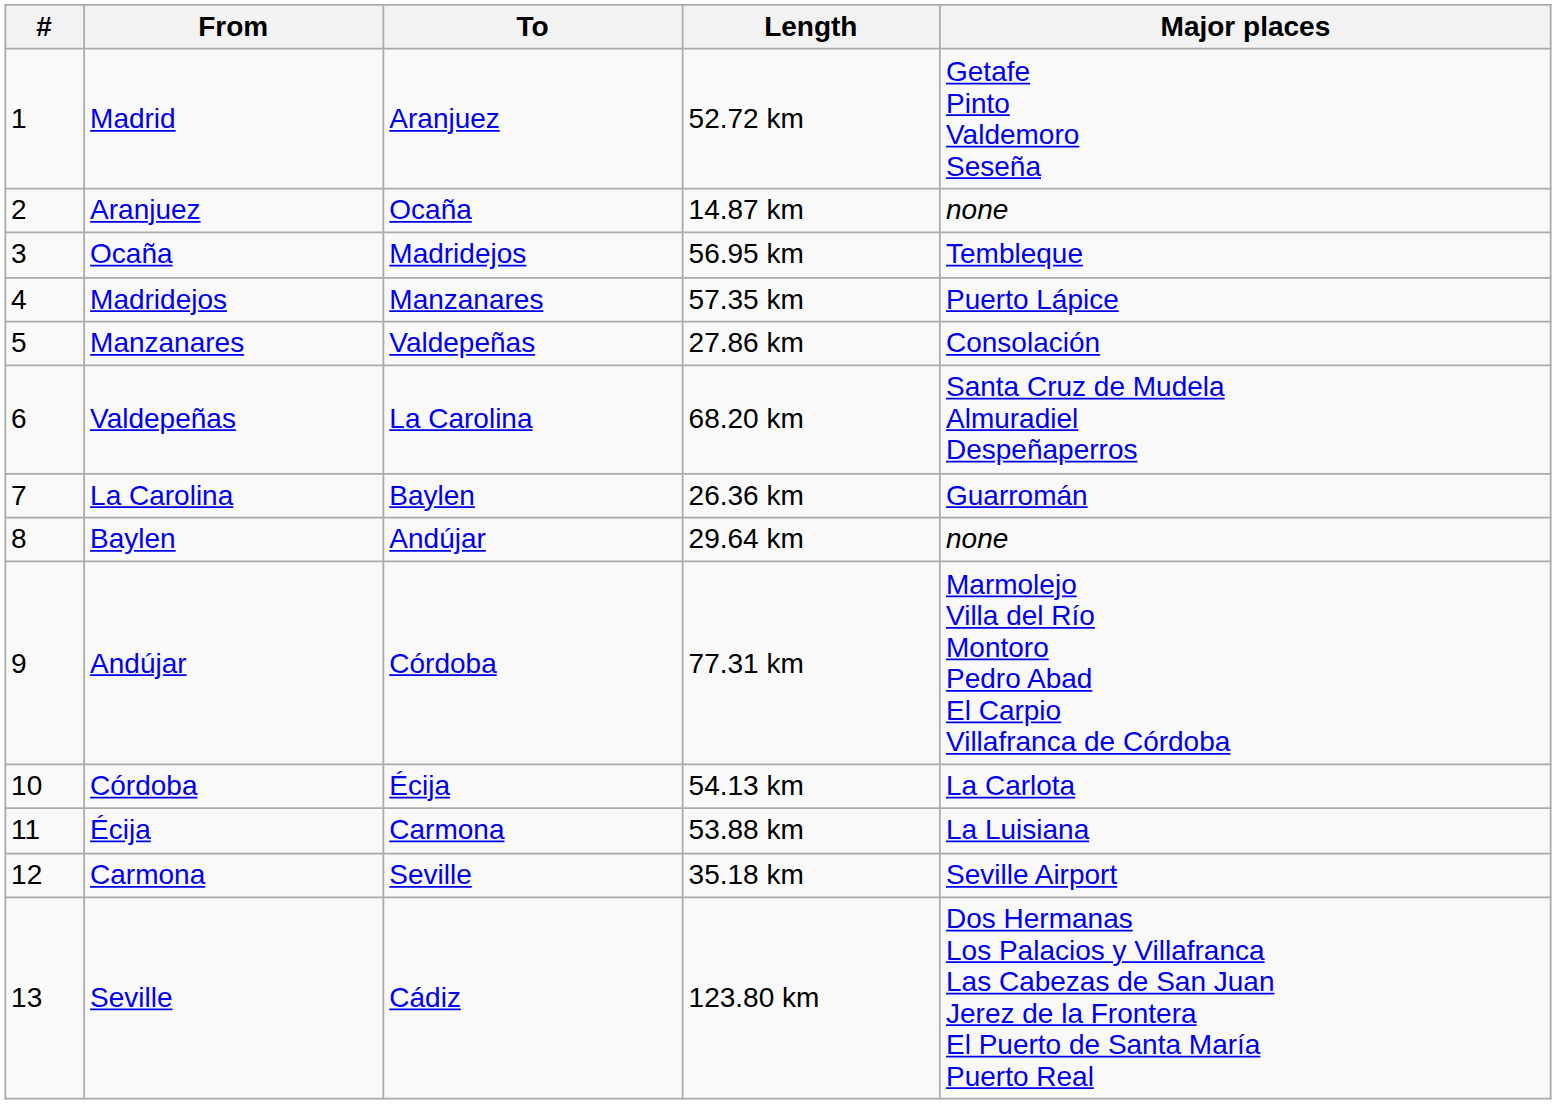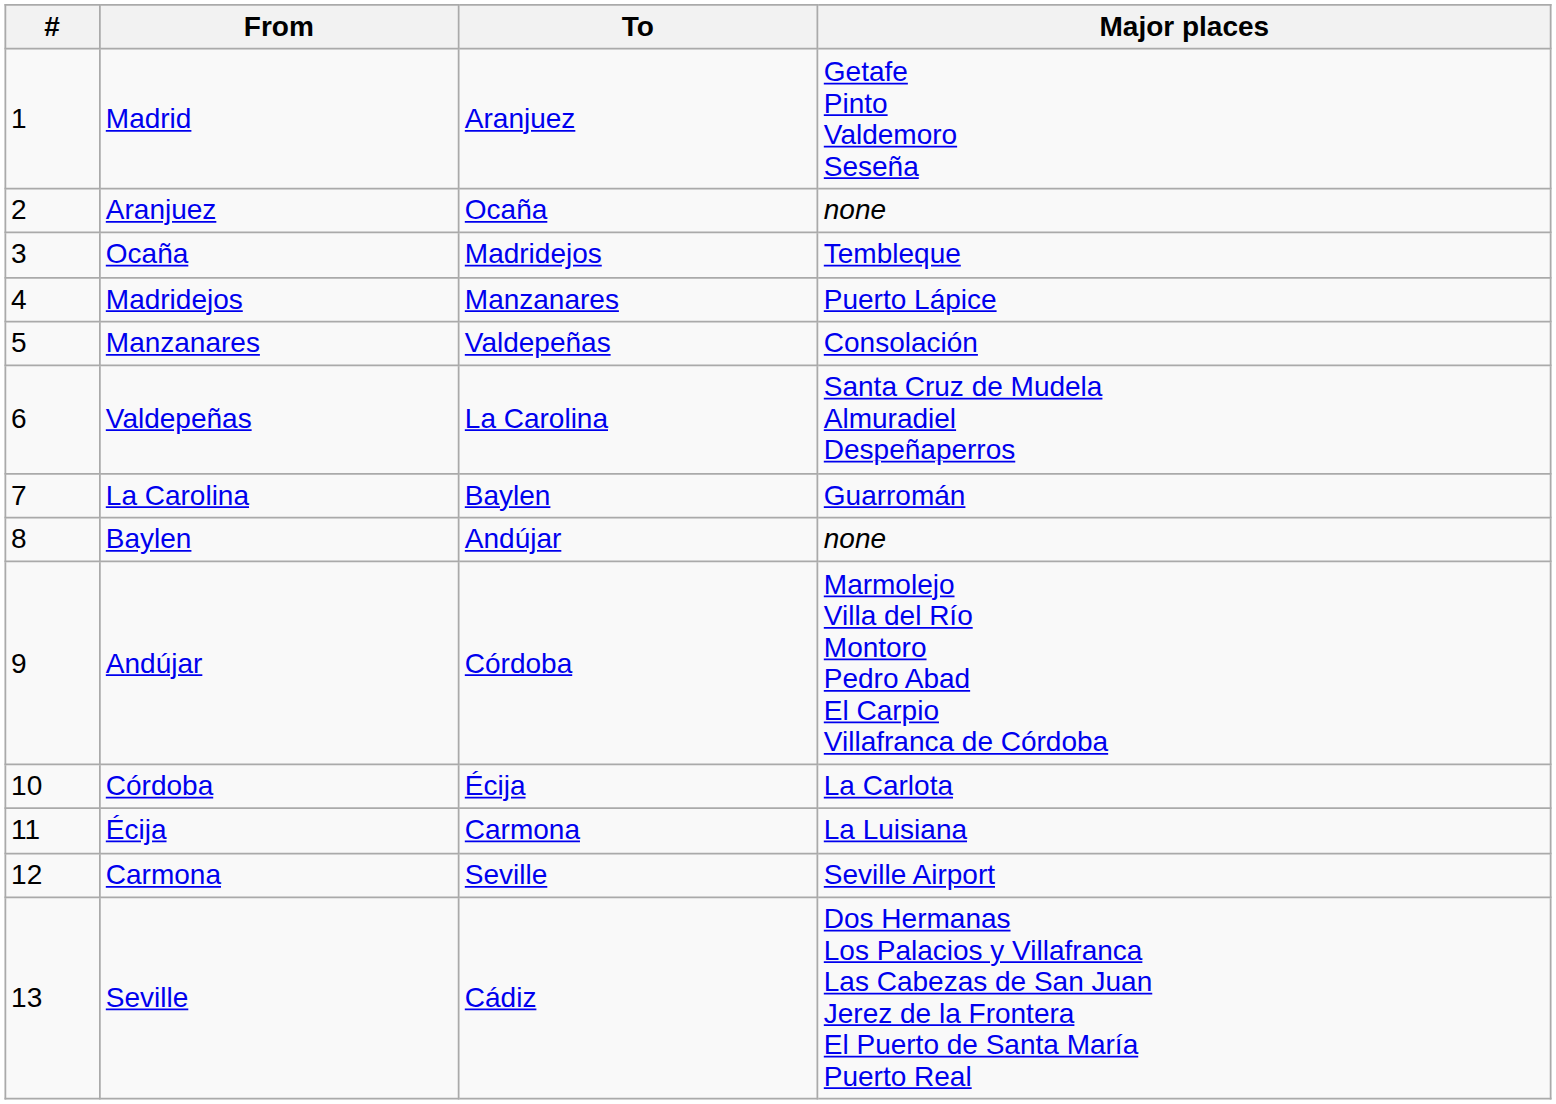- column: (811, 26)
